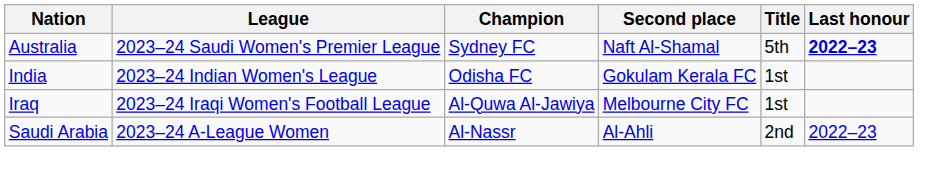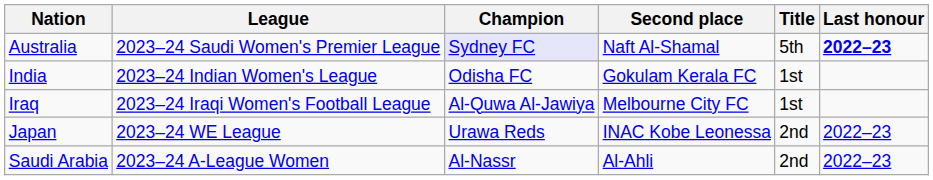(492, 47) no background -> (492, 47) lavender background
+ row: (33, 132)
